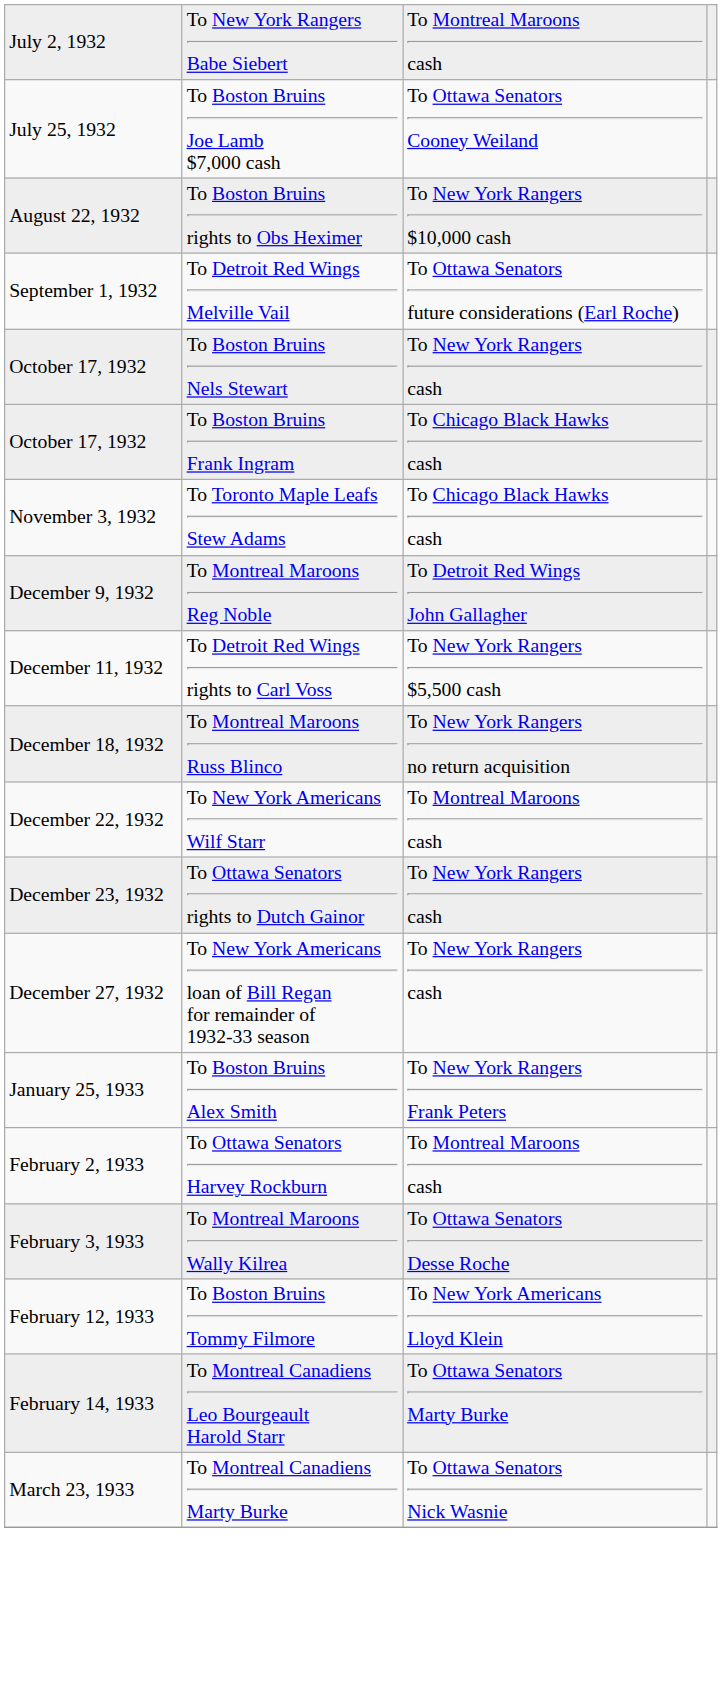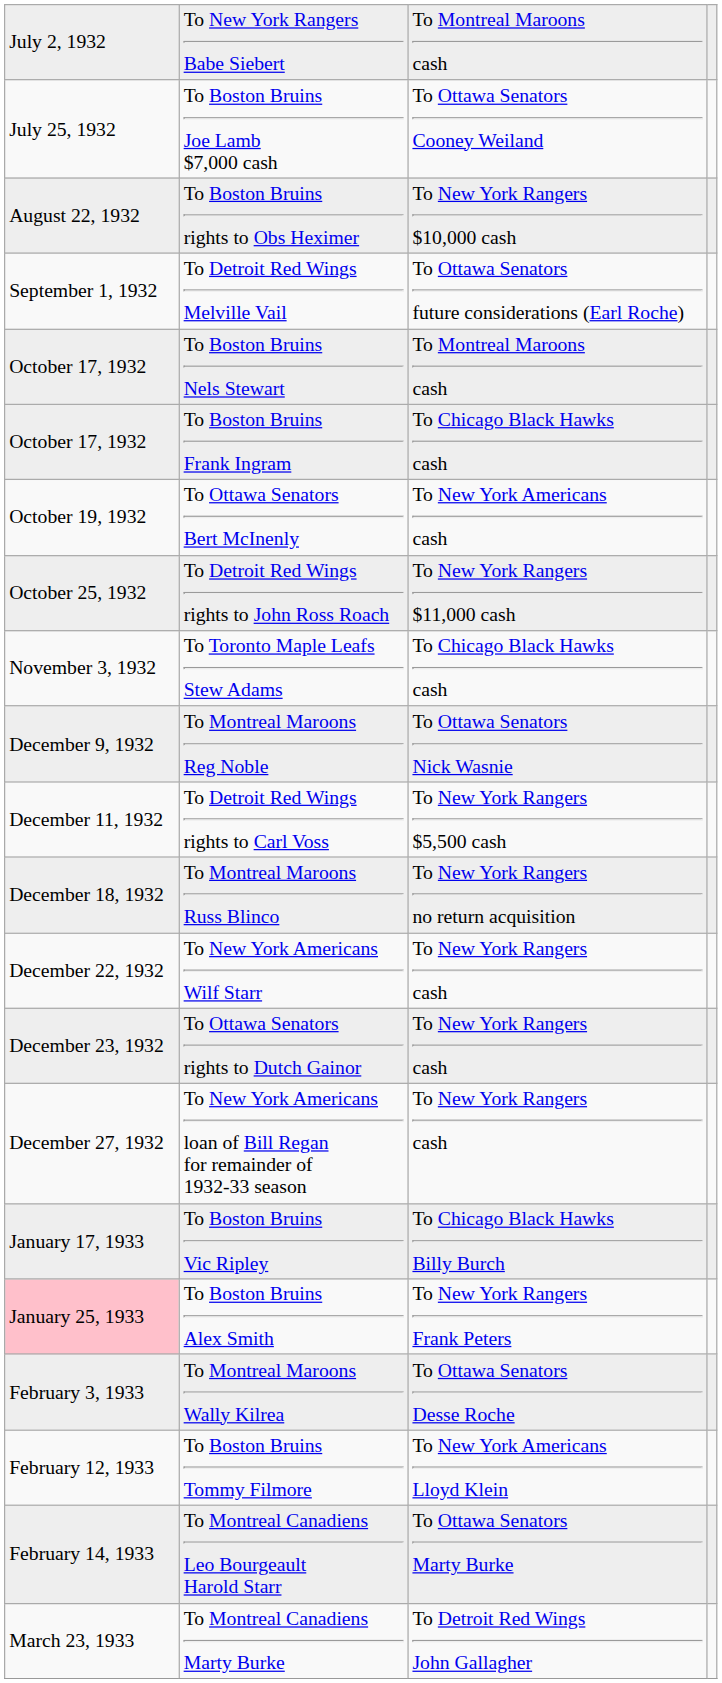(555, 366) To New York Rangers cash -> (557, 366) To Montreal Maroons cash
+ row: (294, 517)
+ row: (294, 592)
(555, 592) To Detroit Red Wings John Gallagher -> (557, 743) To Ottawa Senators Nick Wasnie
(555, 819) To Montreal Maroons cash -> (557, 970) To New York Rangers cash
+ row: (294, 1241)
(77, 1090) no background -> (77, 1316) pink background
- row: (292, 1165)
(555, 1489) To Ottawa Senators Nick Wasnie -> (557, 1640) To Detroit Red Wings John Gallagher
